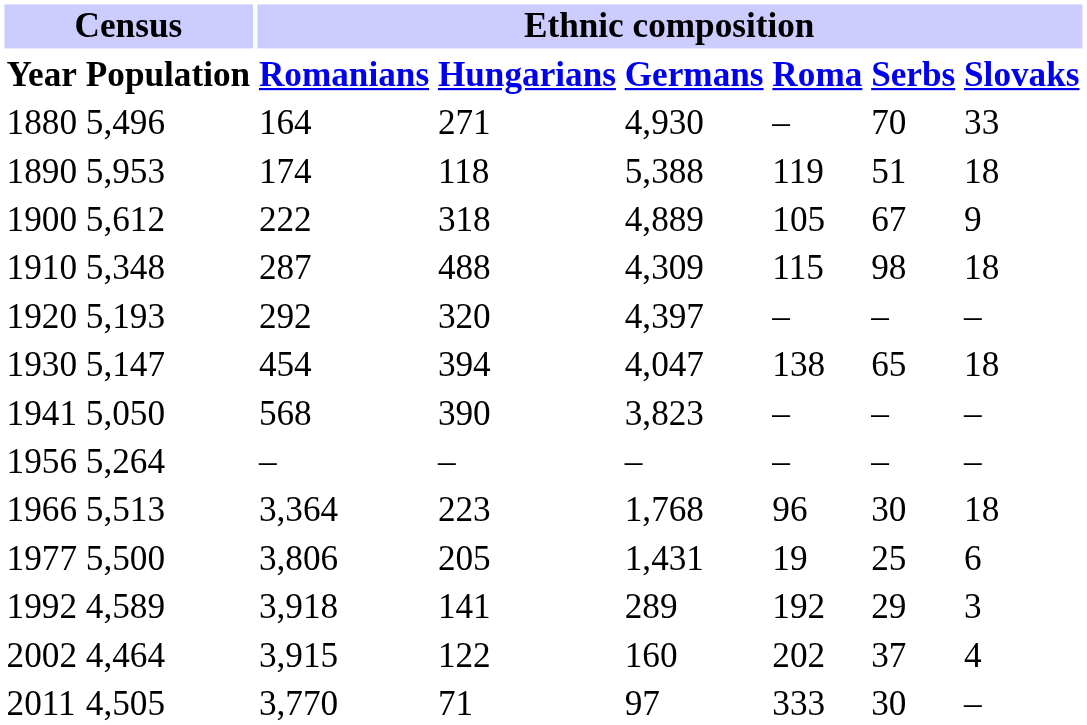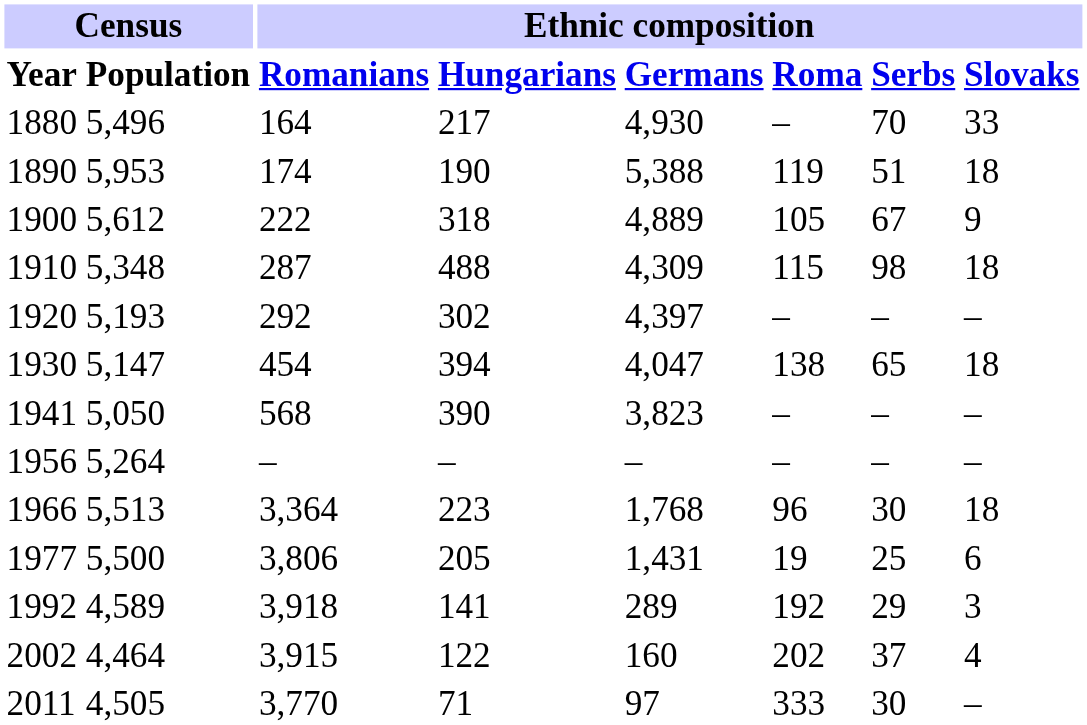(464, 122) 271 -> (464, 122) 217
(464, 170) 118 -> (464, 170) 190
(464, 316) 320 -> (464, 316) 302
